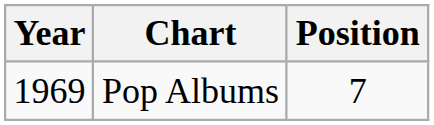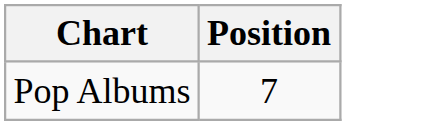- column: (49, 33)
